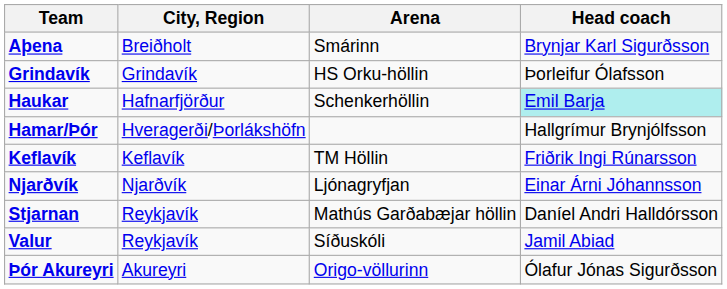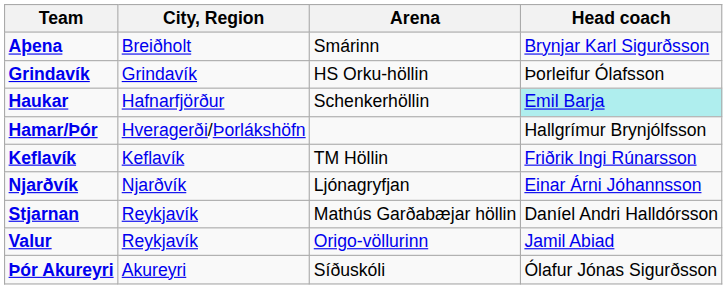(349, 241) Síðuskóli -> (371, 241) Origo-völlurinn
(371, 269) Origo-völlurinn -> (349, 269) Síðuskóli
